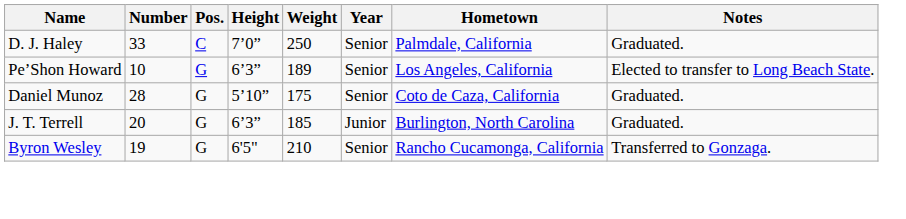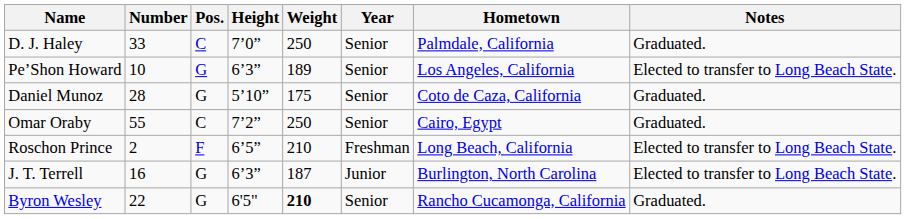+ row: (50, 122)
+ row: (60, 148)
(137, 122) 20 -> (137, 174) 16
(299, 122) 185 -> (299, 174) 187
(648, 122) Graduated. -> (765, 174) Elected to transfer to Long Beach State.
(137, 148) 19 -> (137, 200) 22
(299, 148) normal -> (299, 200) bold
(691, 148) Transferred to Gonzaga. -> (670, 200) Graduated.
